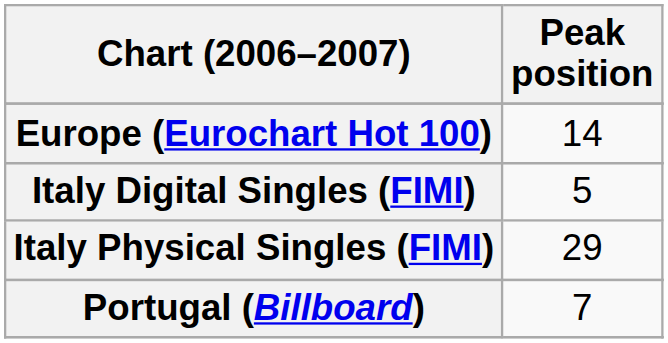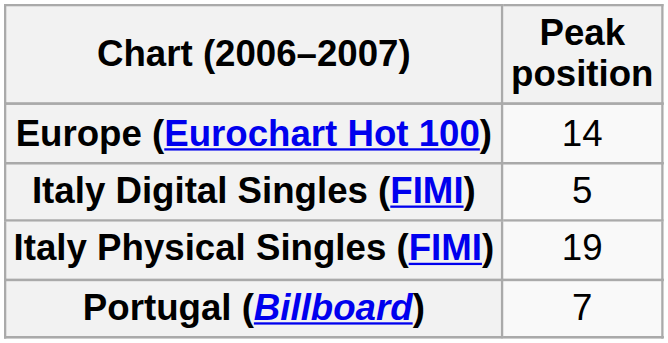(582, 249) 29 -> (582, 249) 19
